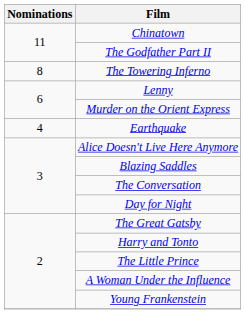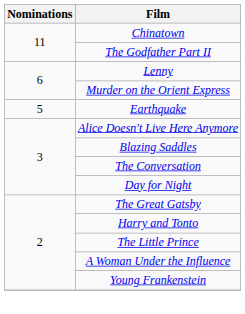- row: (158, 71)
(40, 128) 4 -> (40, 109) 5
